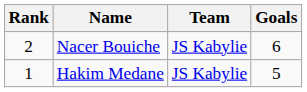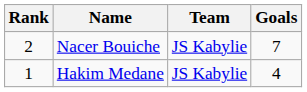(276, 45) 6 -> (276, 45) 7
(276, 73) 5 -> (276, 73) 4
